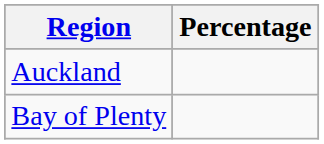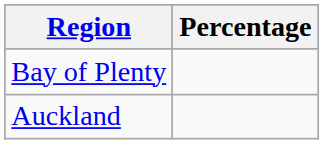rows swapped: (89, 116) <-> (66, 71)
